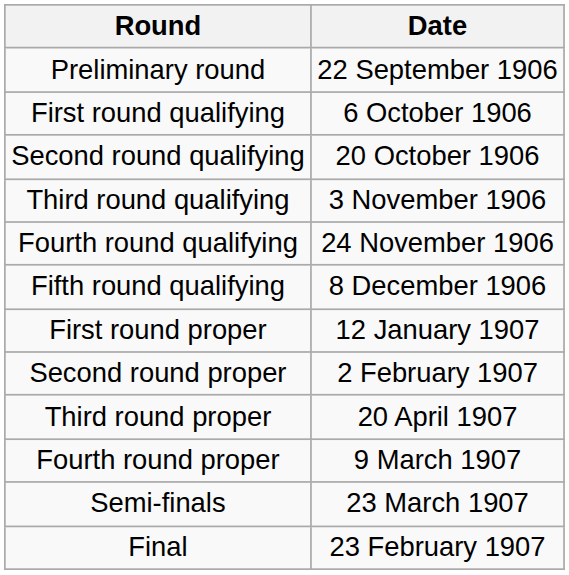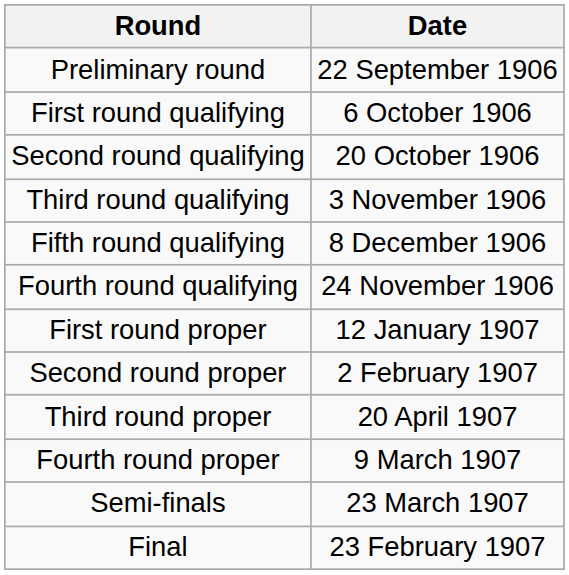rows swapped: (158, 243) <-> (158, 286)
